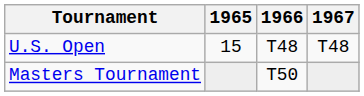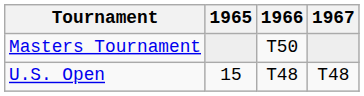rows swapped: (105, 77) <-> (57, 48)
